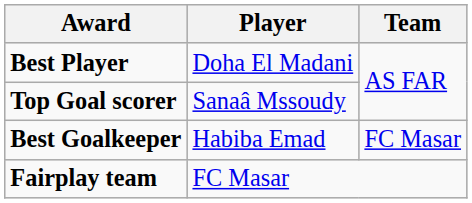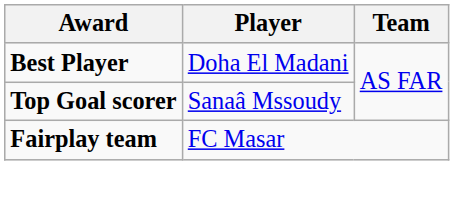- row: (96, 139)
